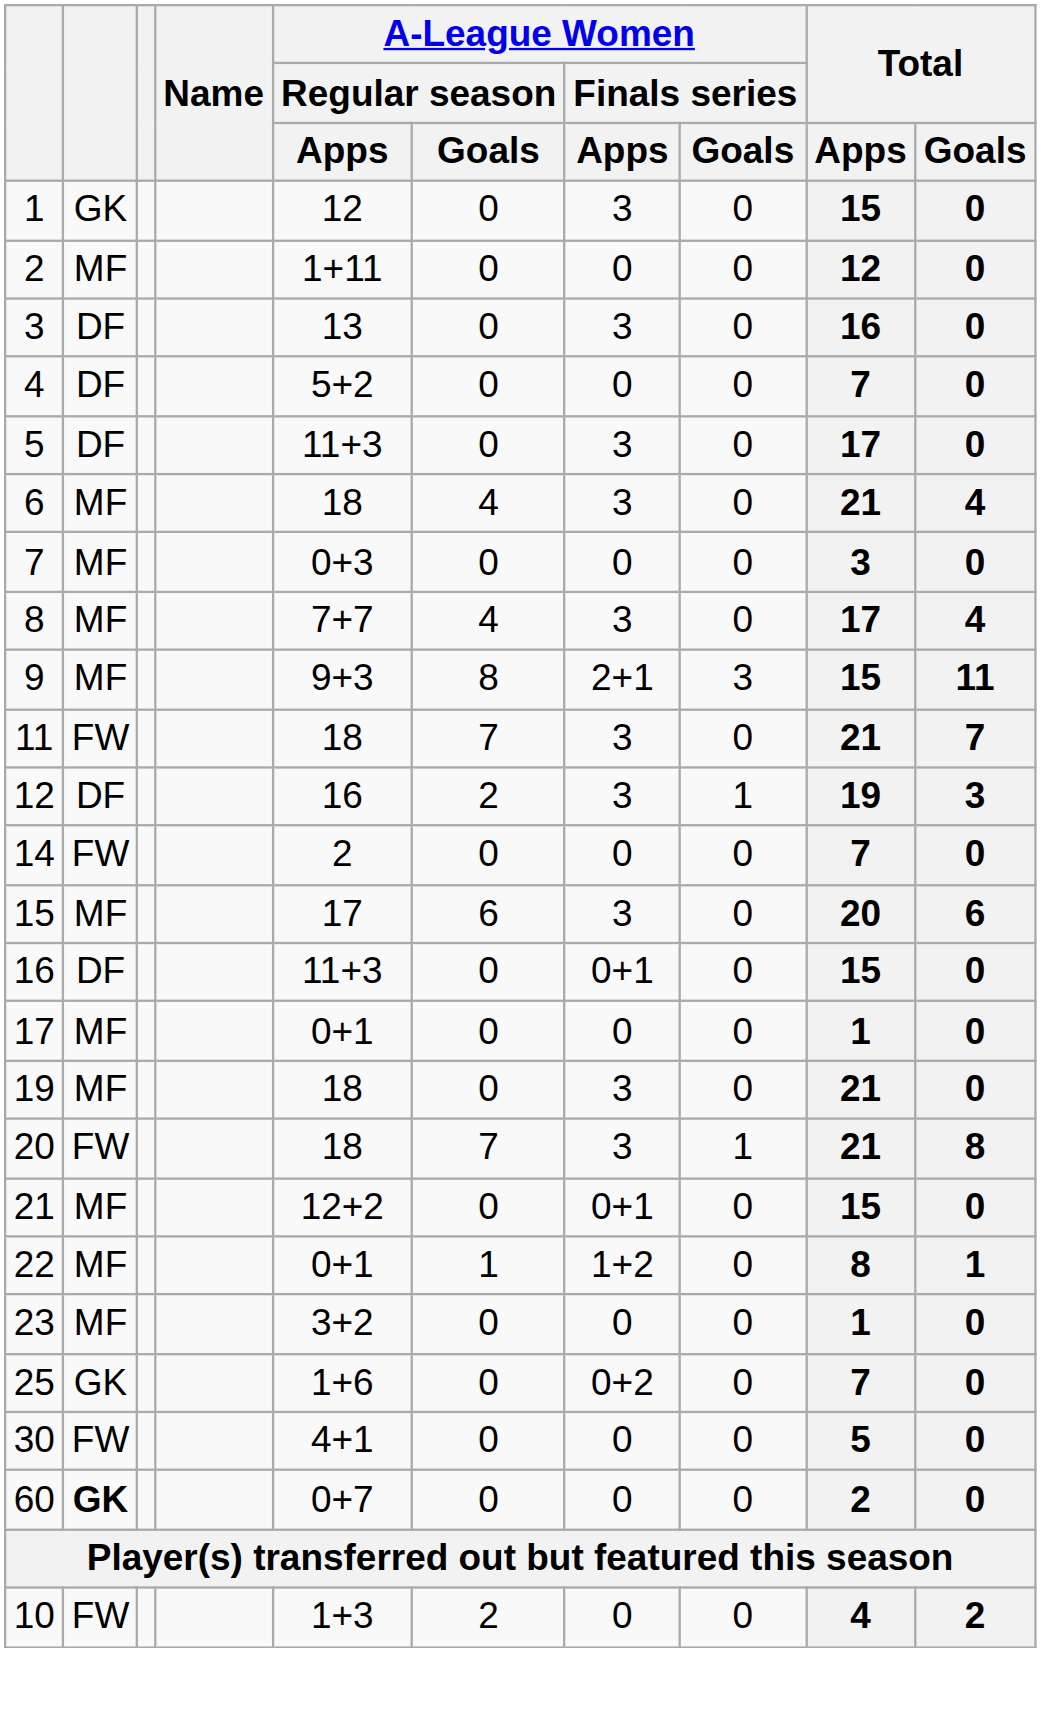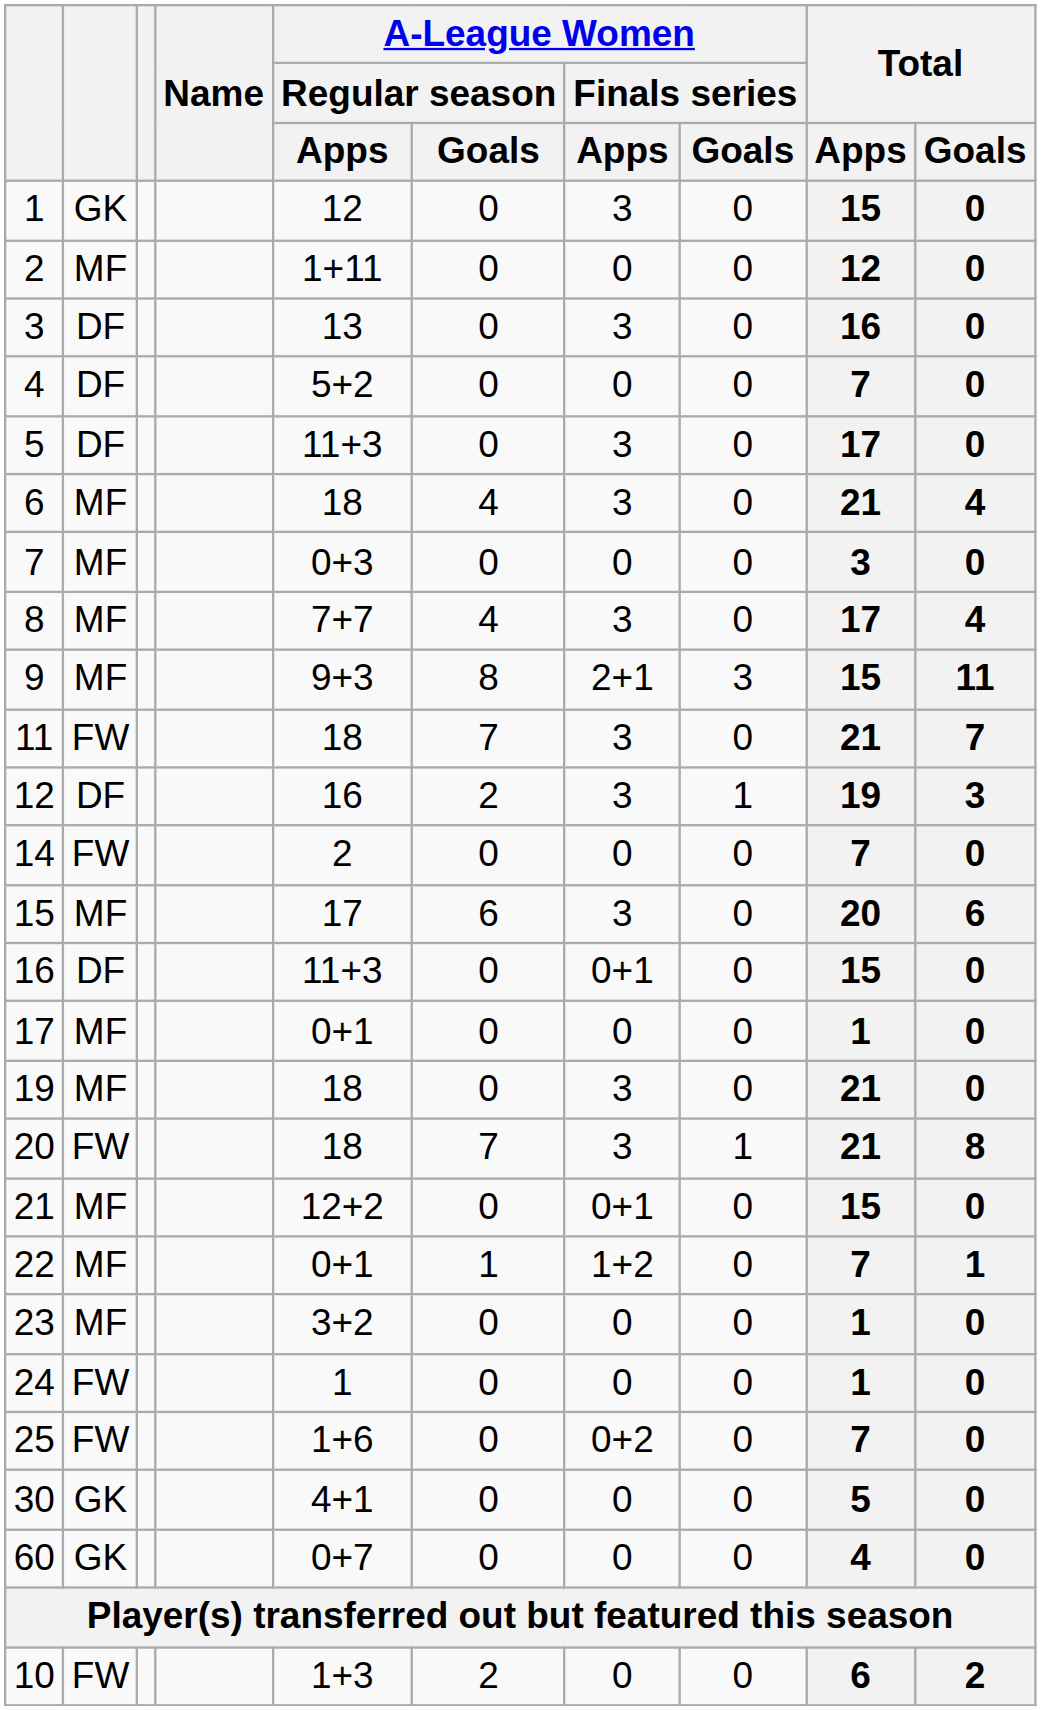(861, 1264) 8 -> (861, 1264) 7
+ row: (34, 1381)
(101, 1381) GK -> (101, 1440) FW
(101, 1440) FW -> (101, 1499) GK
(101, 1499) bold -> (101, 1557) normal
(861, 1499) 2 -> (861, 1557) 4
(861, 1616) 4 -> (861, 1675) 6
